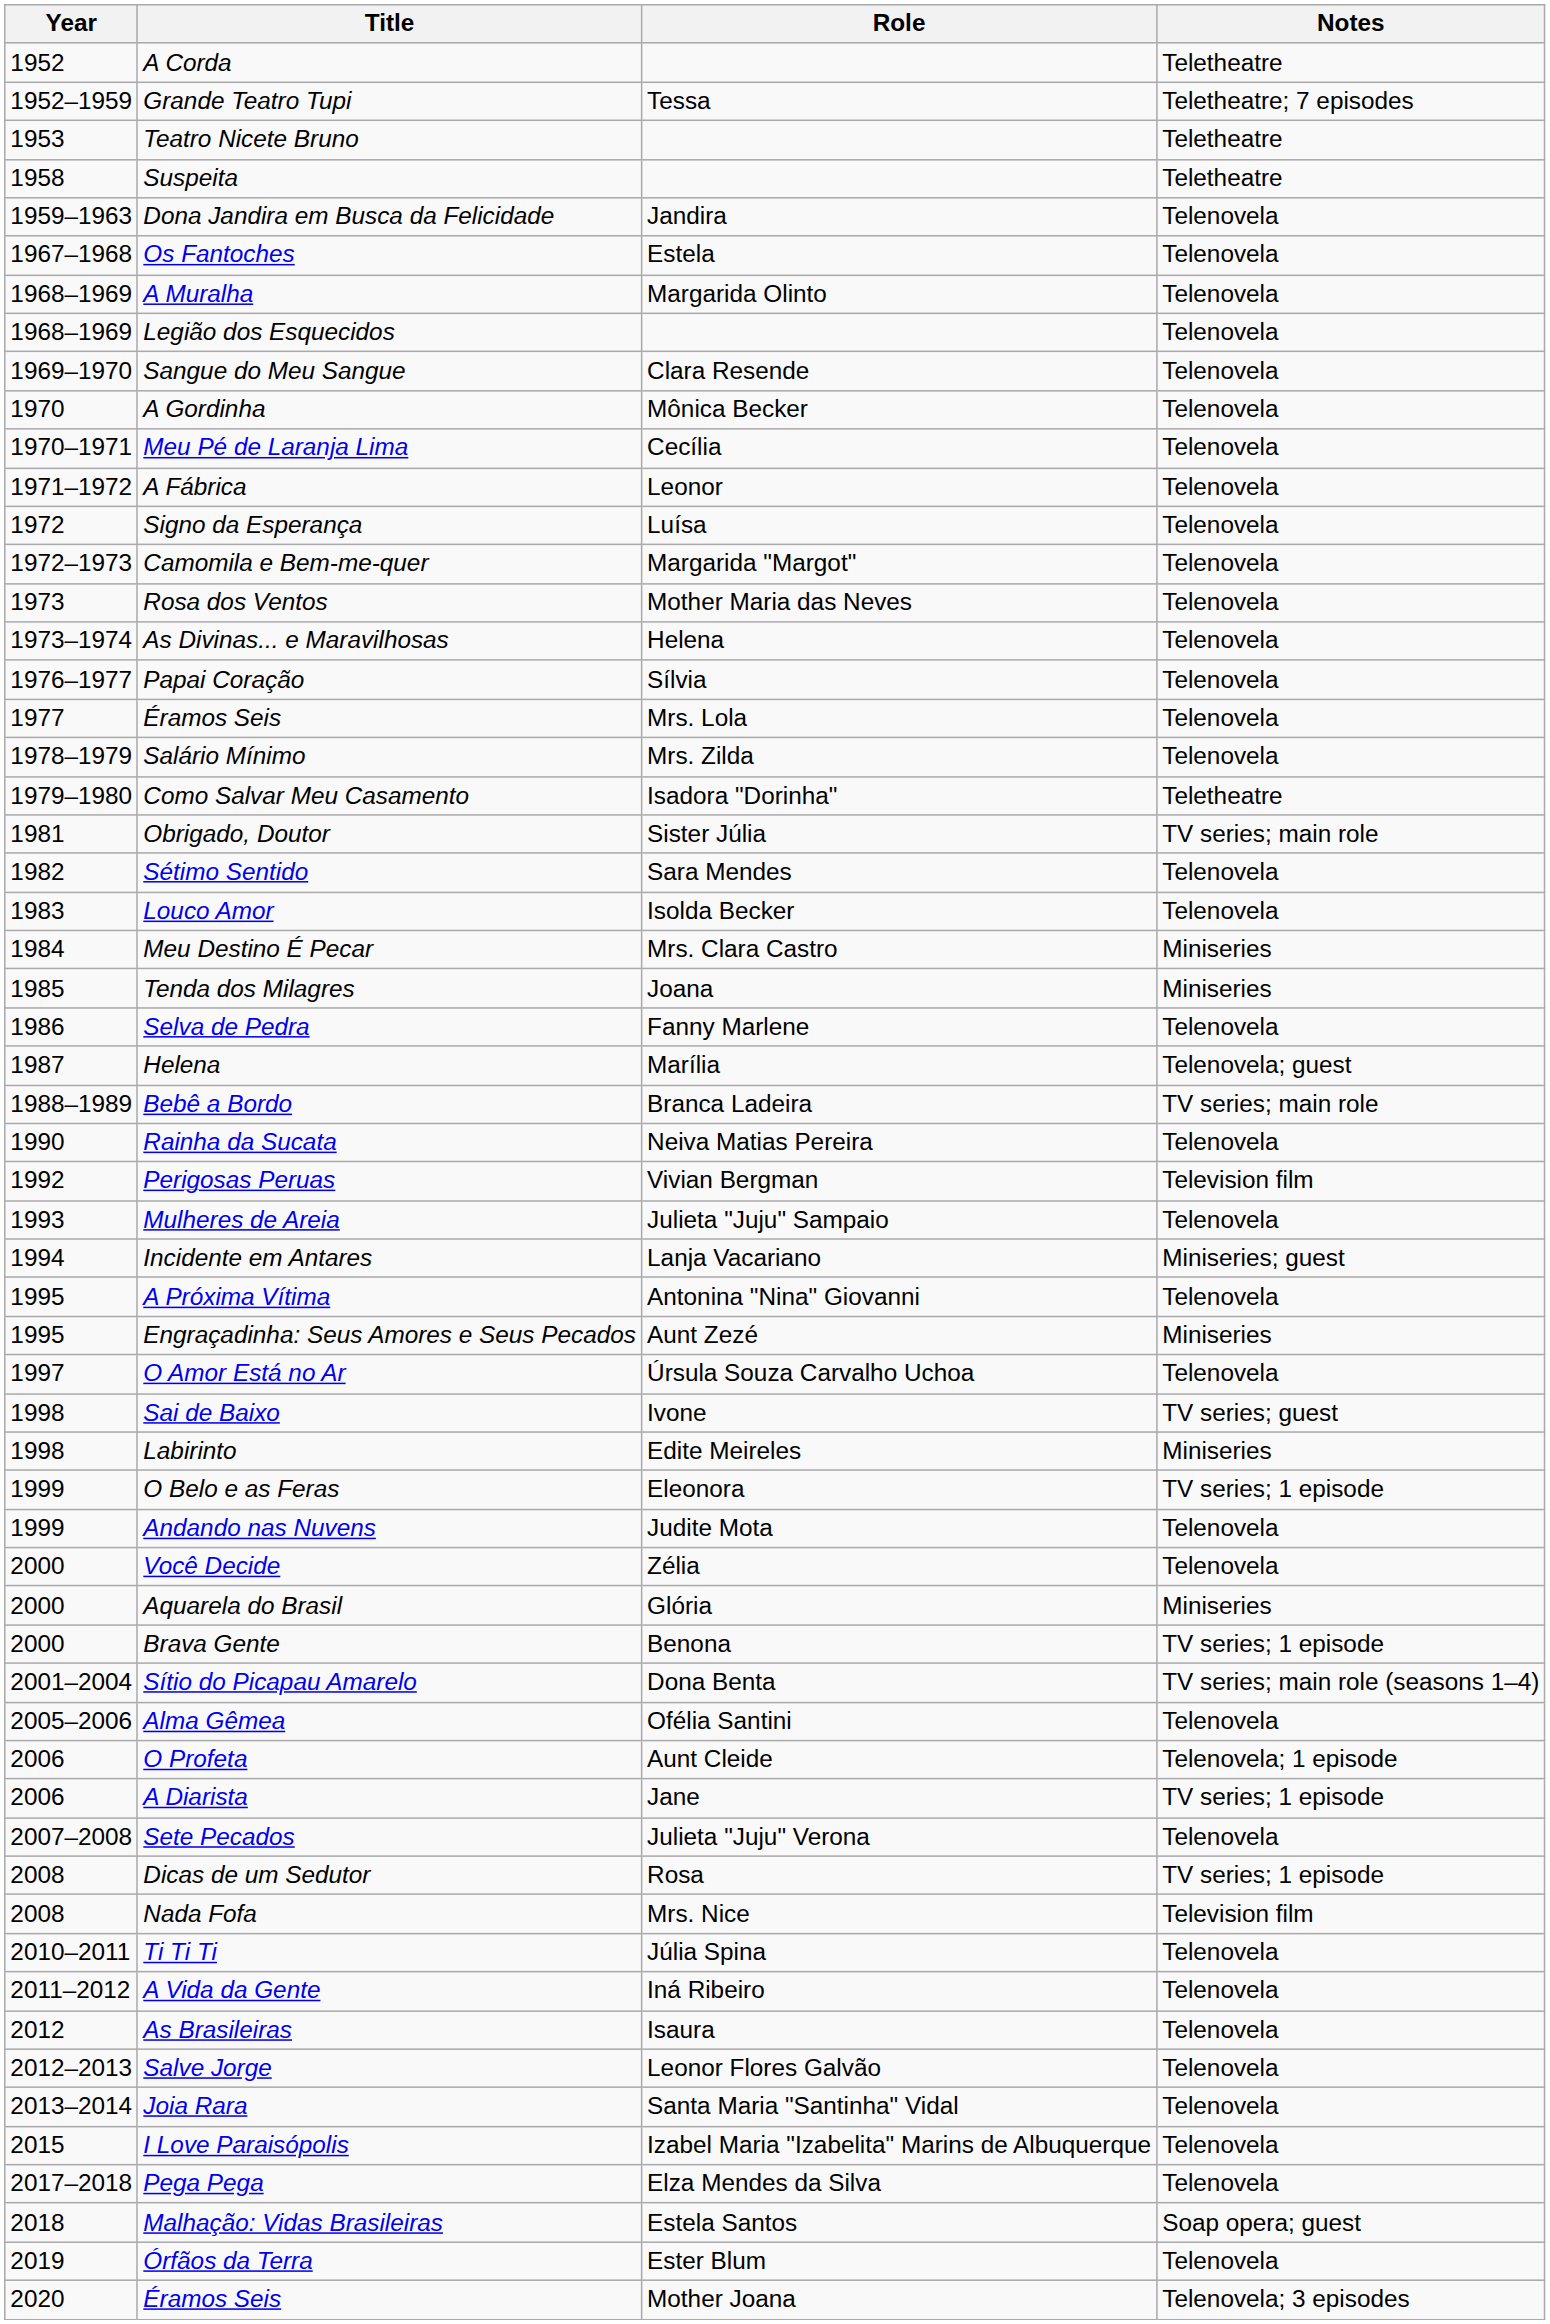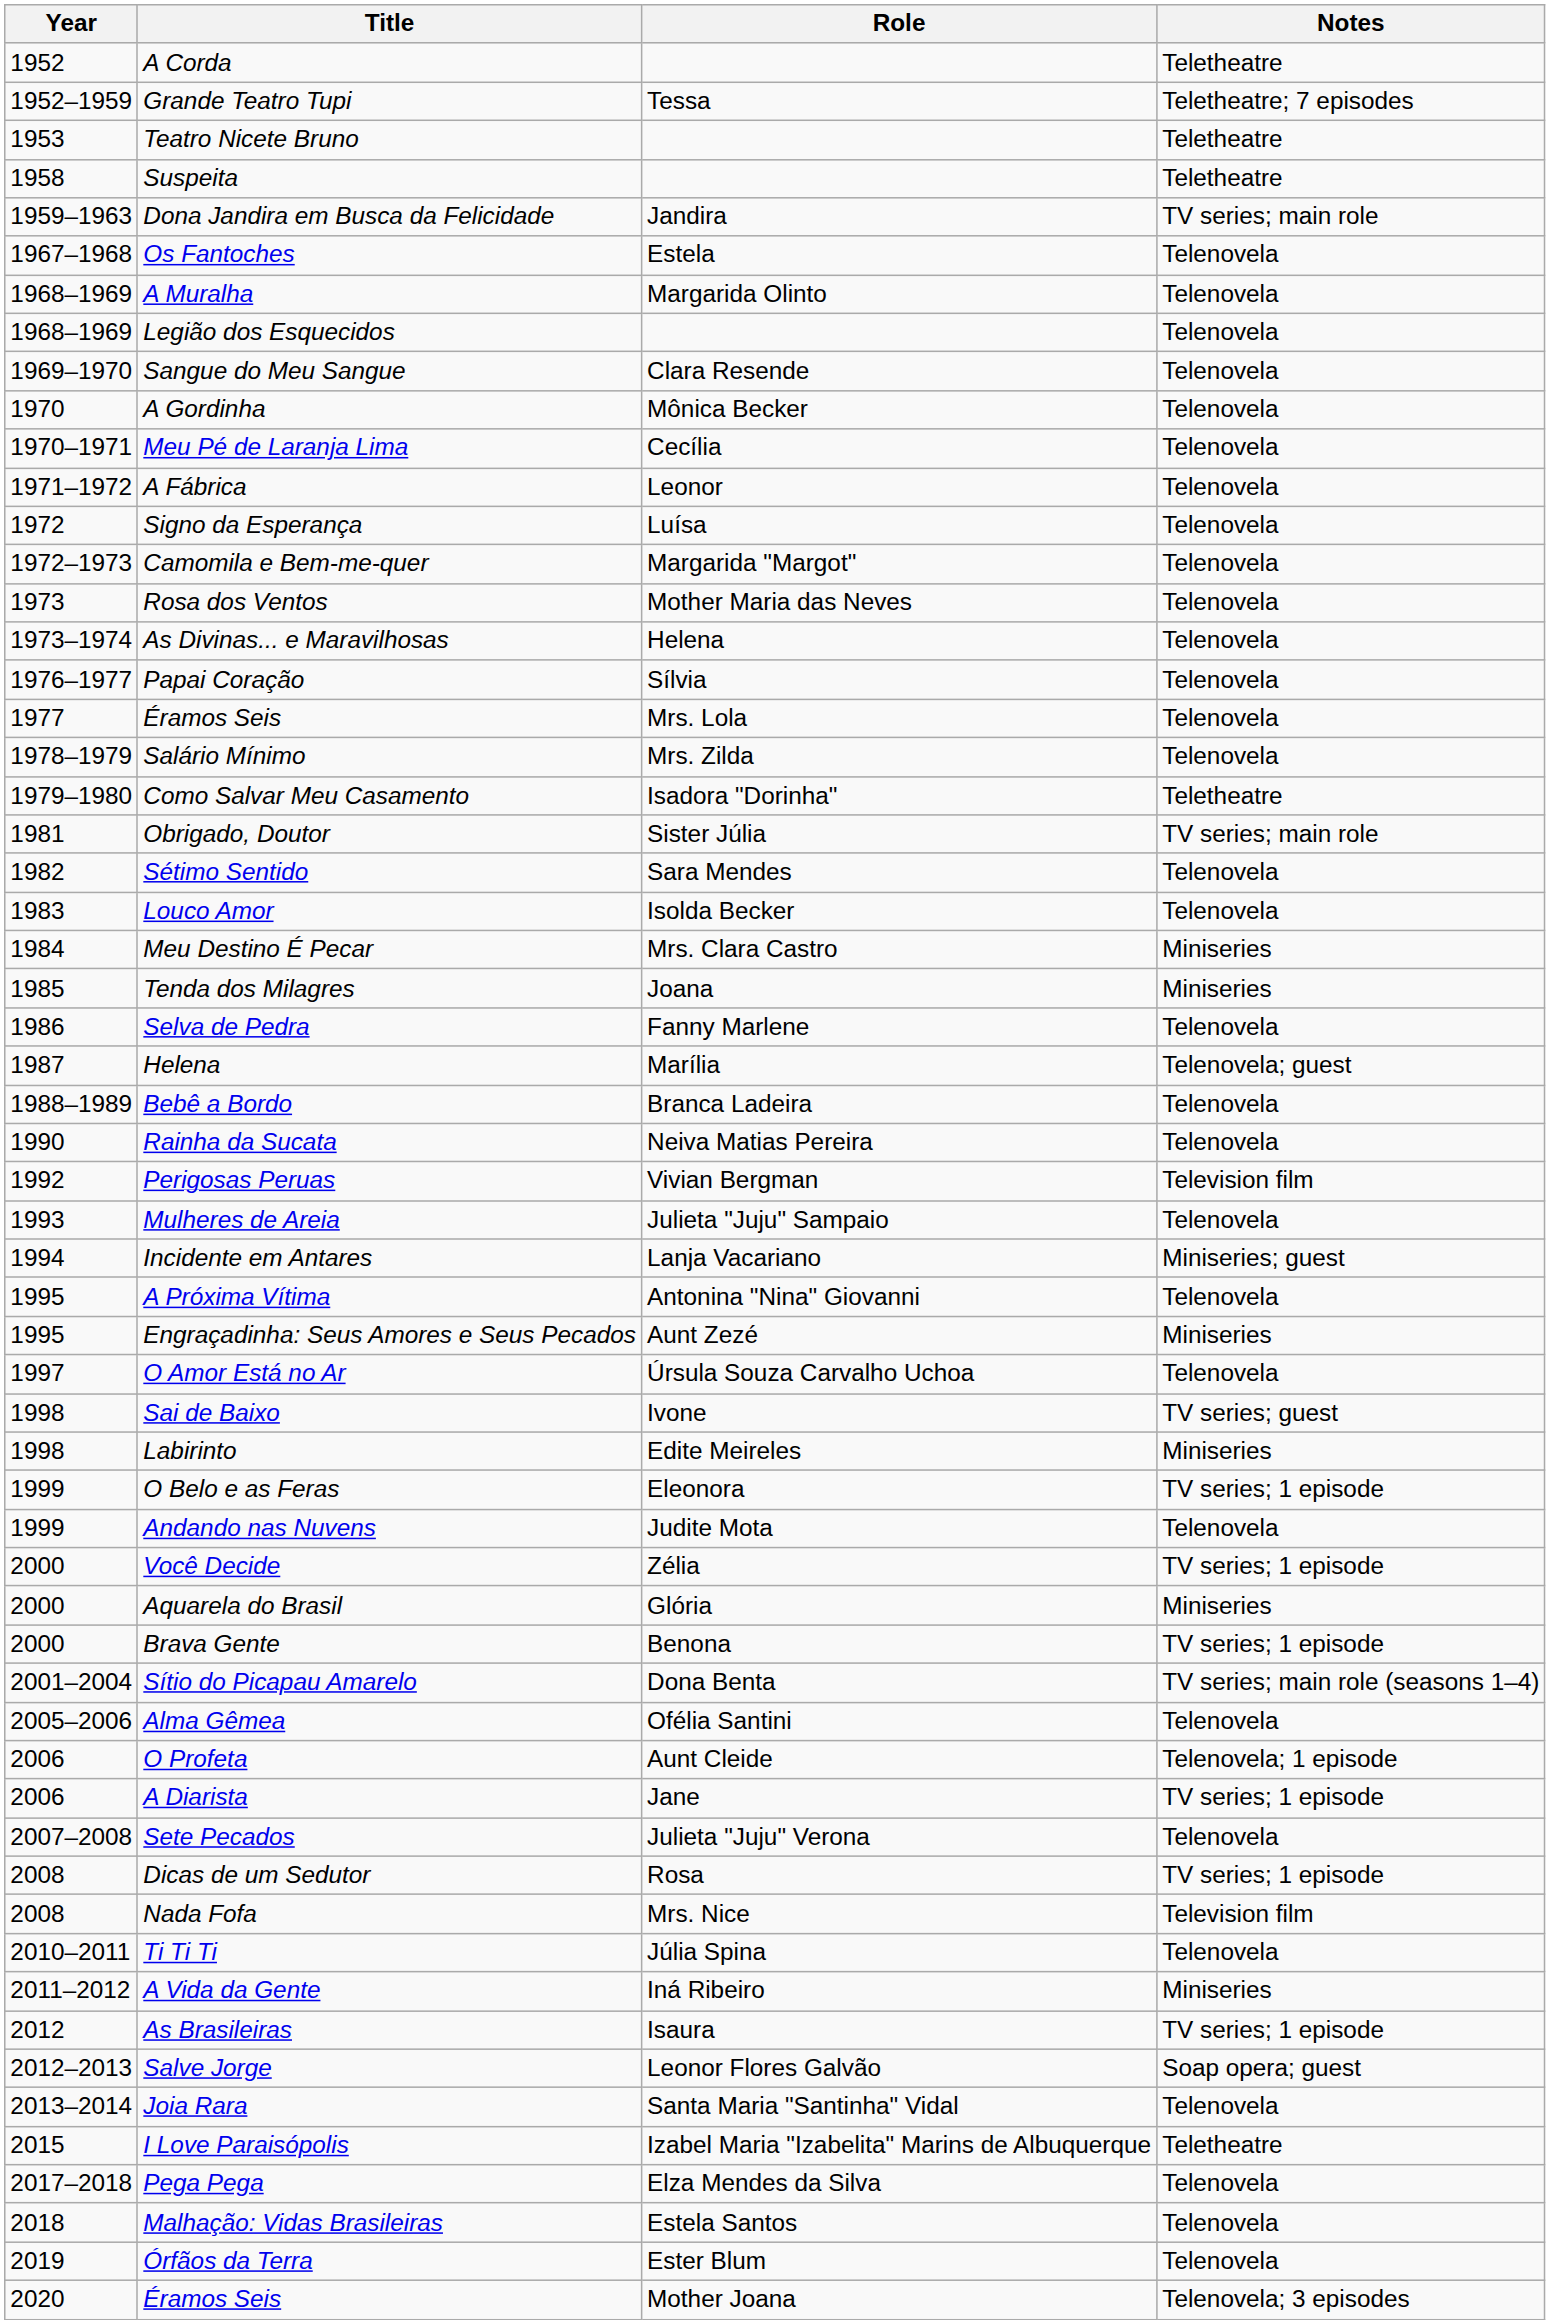(1220, 216) Telenovela -> (1270, 216) TV series; main role
(1270, 1103) TV series; main role -> (1220, 1103) Telenovela
(1220, 1566) Telenovela -> (1273, 1566) TV series; 1 episode
(1220, 1990) Telenovela -> (1217, 1990) Miniseries
(1220, 2029) Telenovela -> (1273, 2029) TV series; 1 episode
(1220, 2067) Telenovela -> (1262, 2067) Soap opera; guest
(1220, 2145) Telenovela -> (1222, 2145) Teletheatre
(1262, 2222) Soap opera; guest -> (1220, 2222) Telenovela
